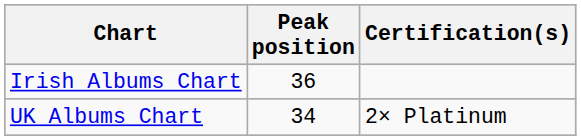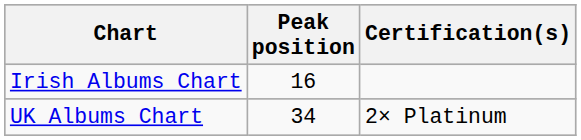(303, 82) 36 -> (303, 82) 16
